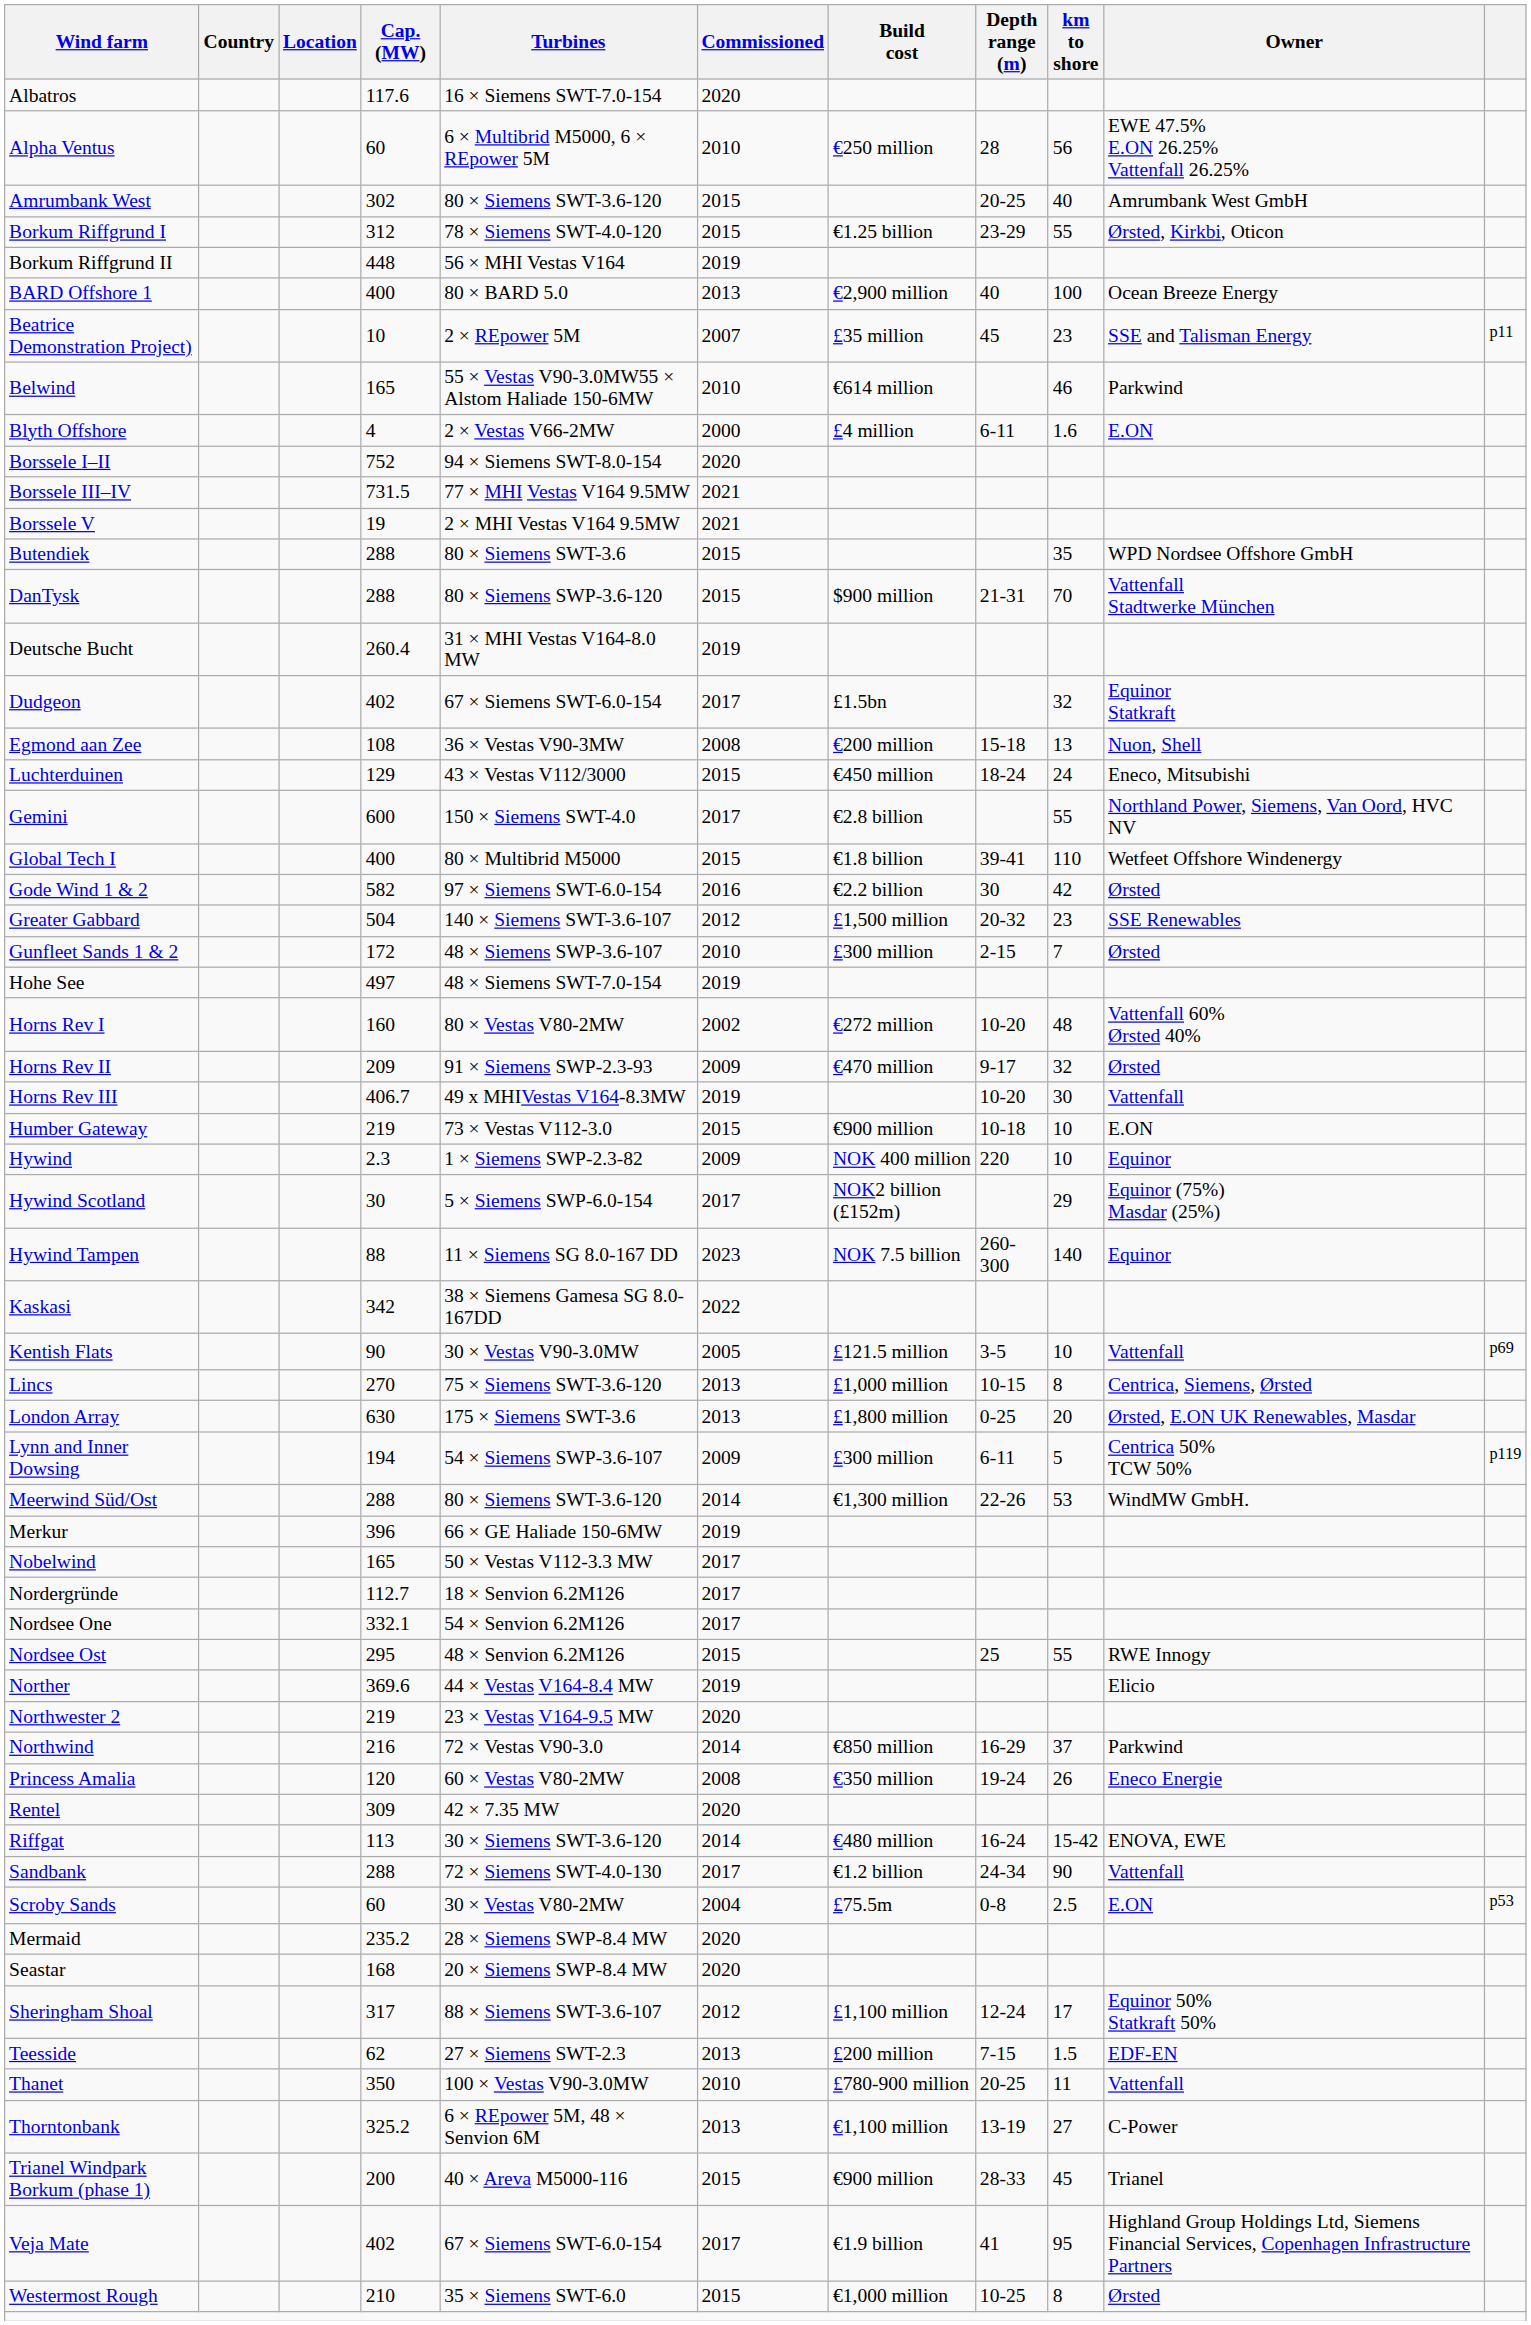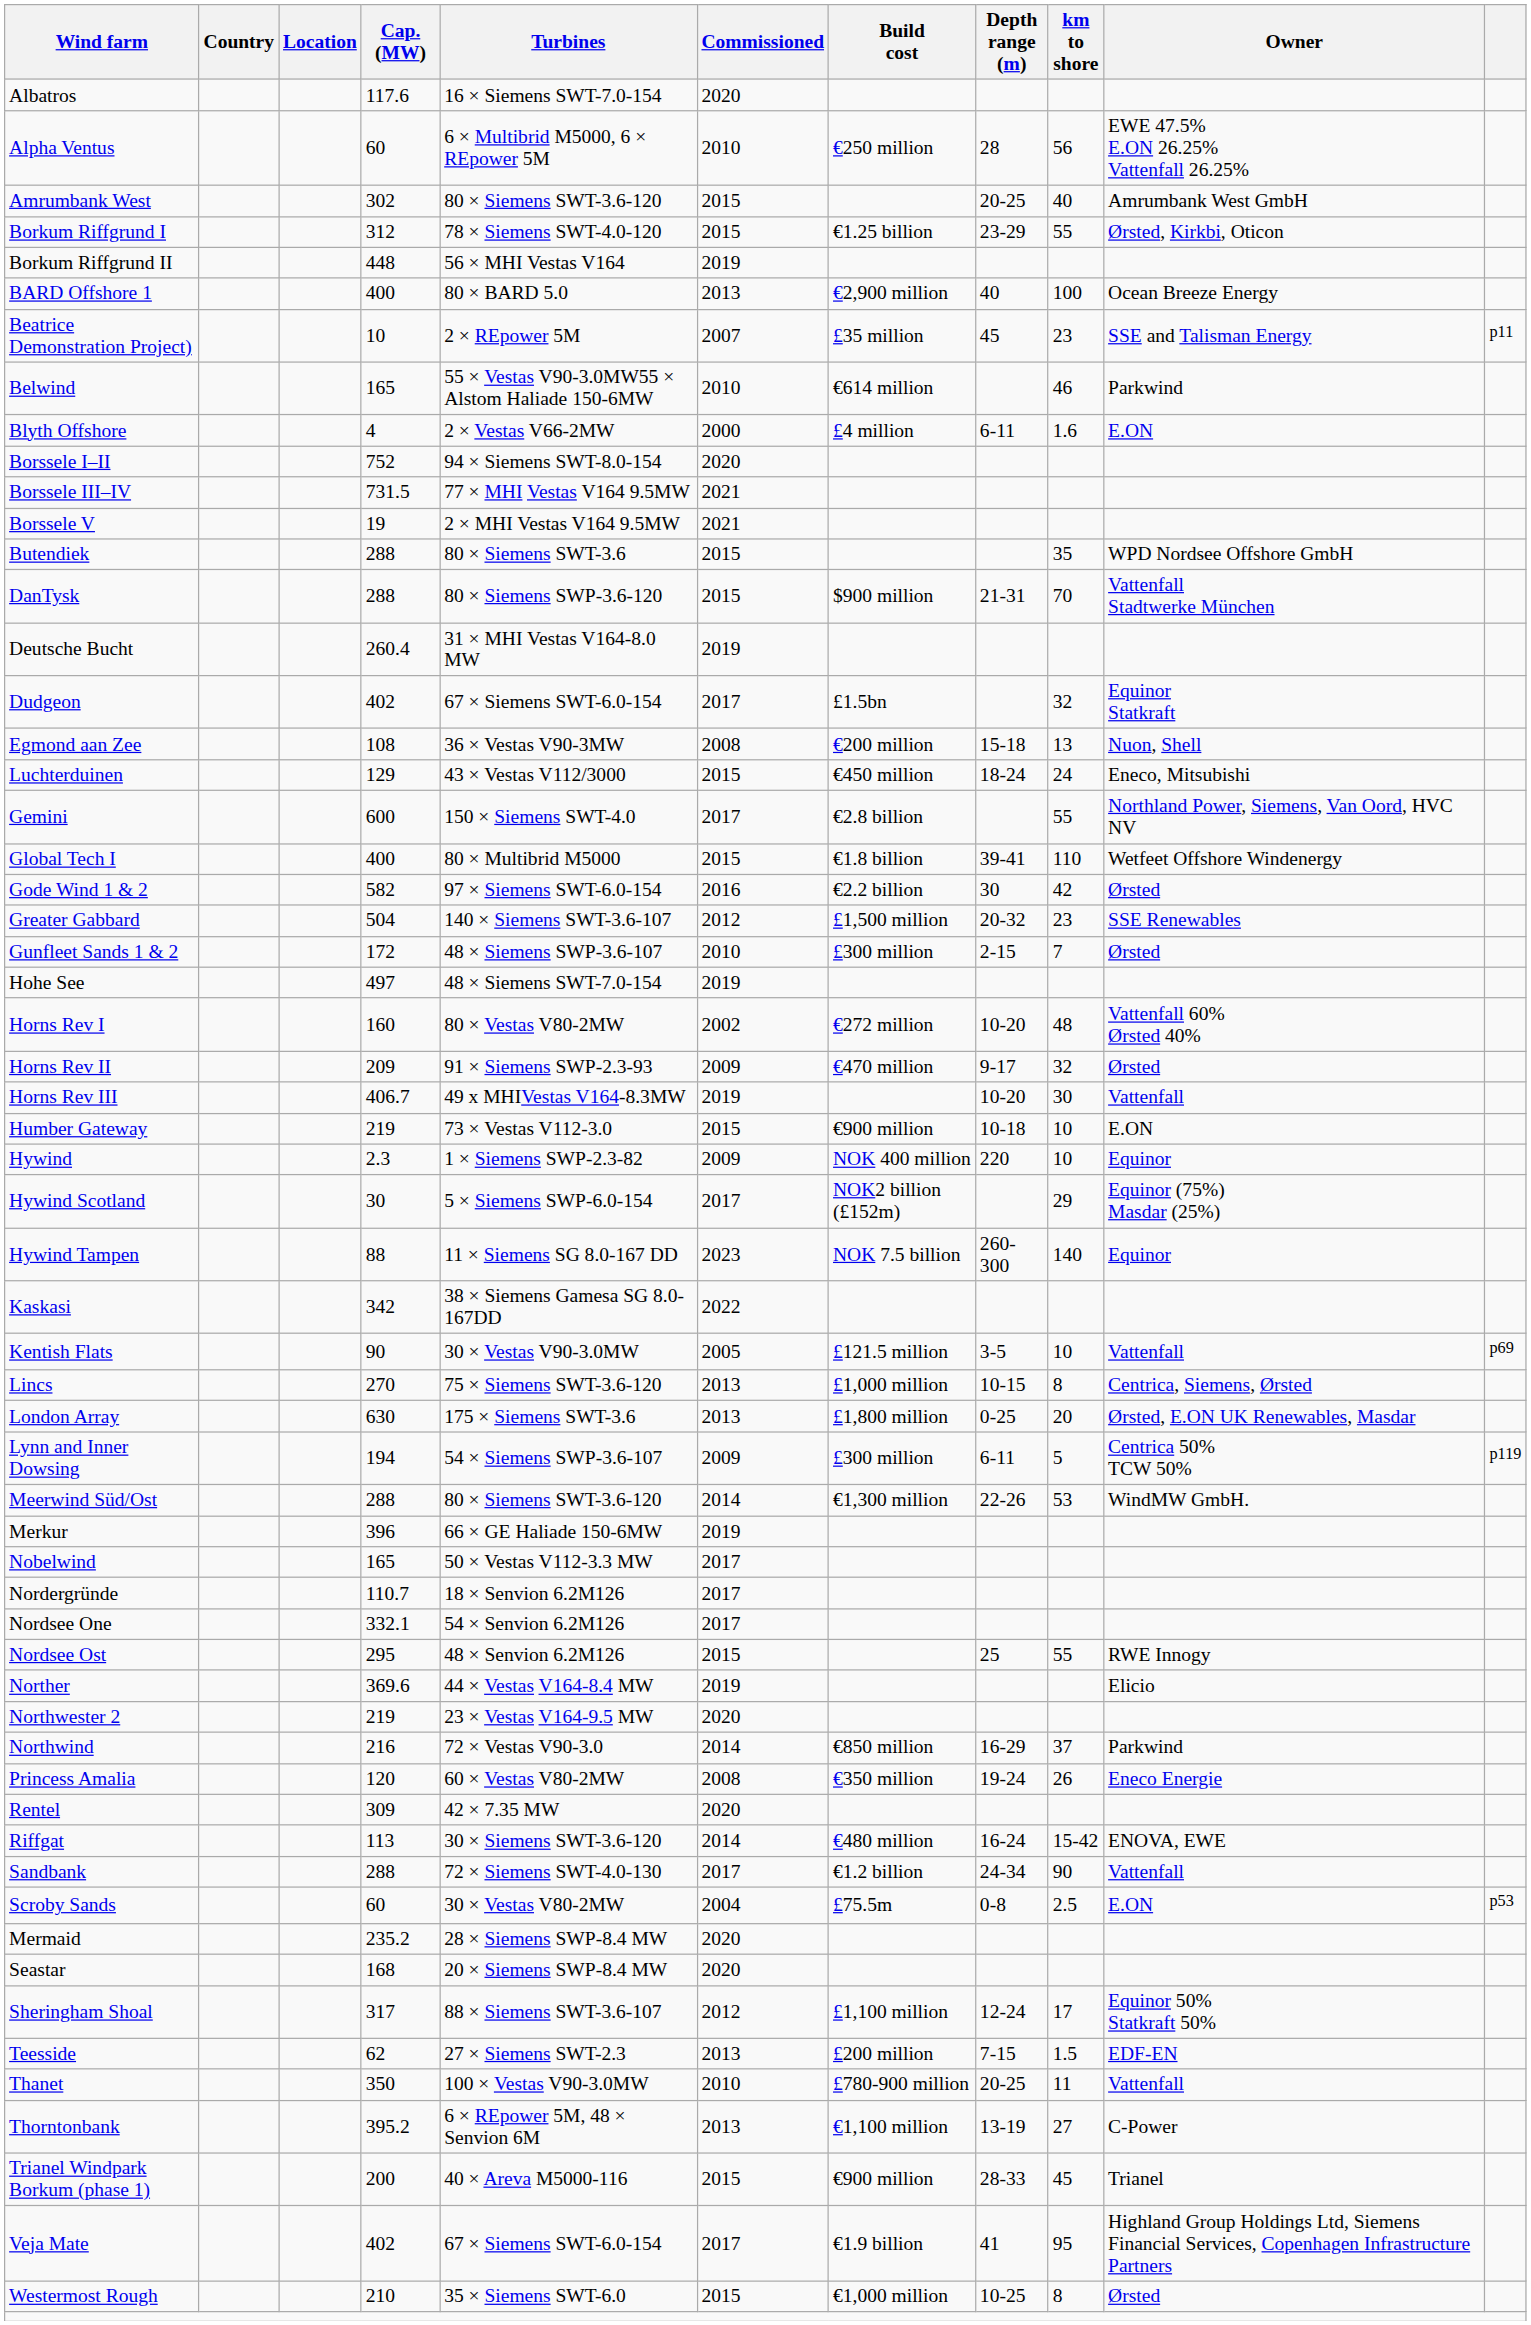(387, 1592) 112.7 -> (387, 1592) 110.7
(388, 2126) 325.2 -> (388, 2126) 395.2
